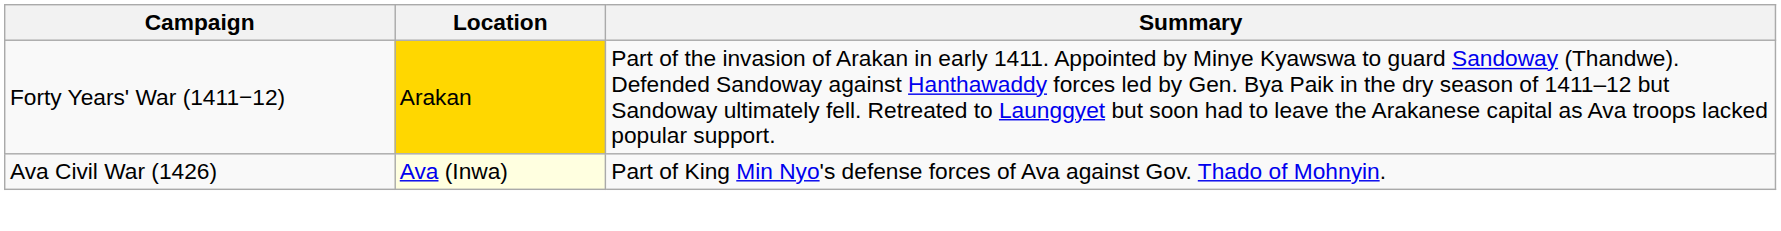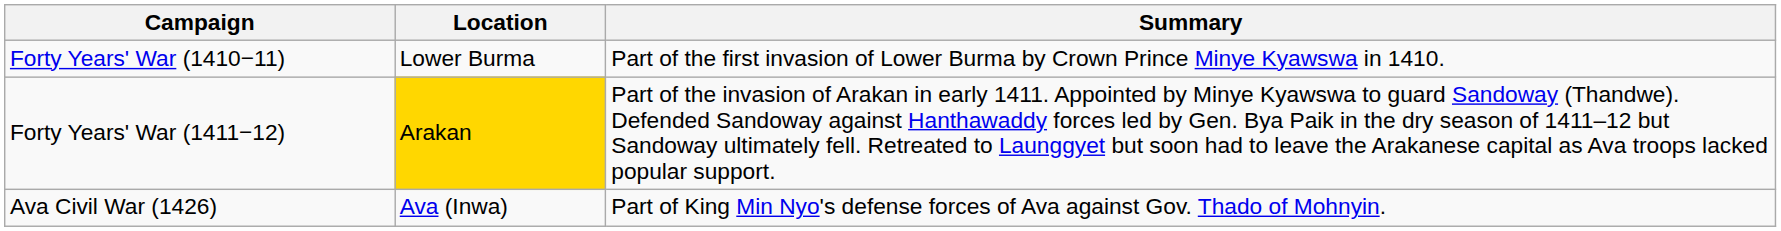+ row: (148, 58)
(454, 171) lightyellow background -> (454, 207) no background
